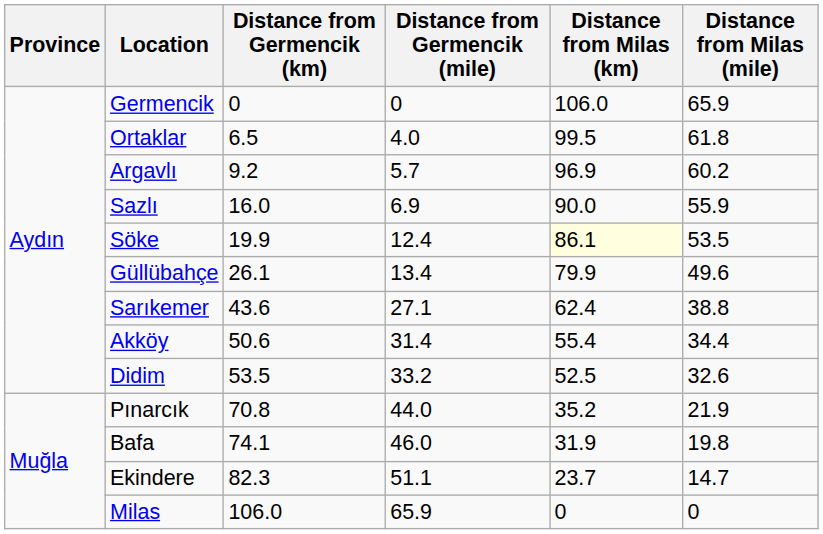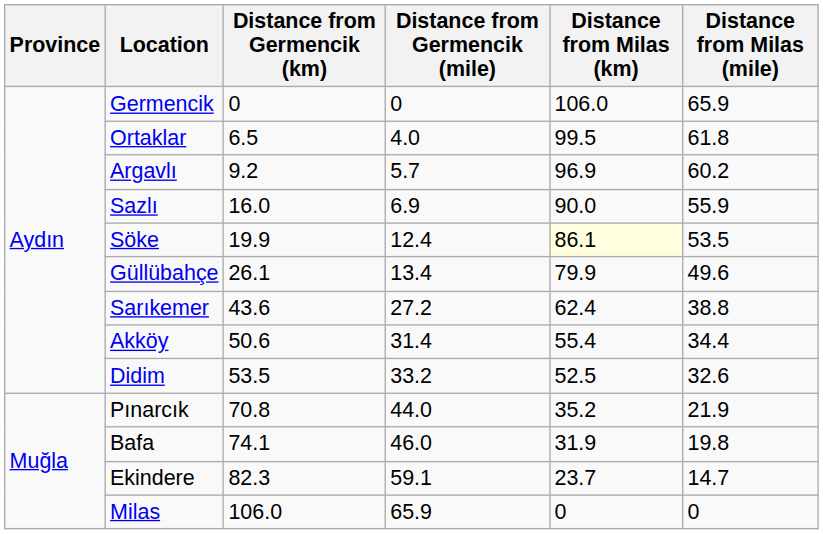(411, 307) 27.1 -> (411, 307) 27.2
(411, 477) 51.1 -> (411, 477) 59.1
